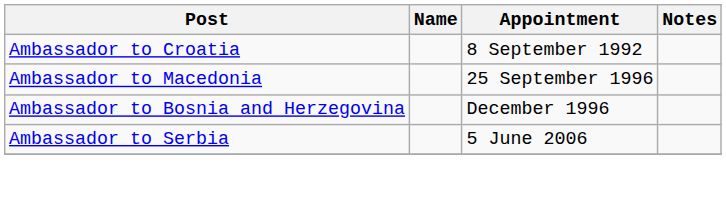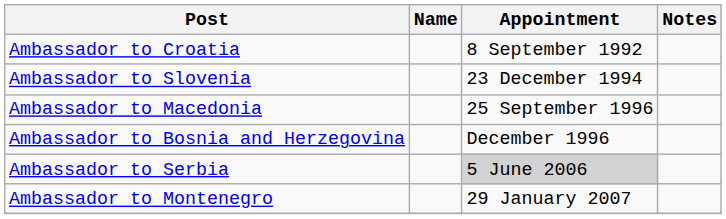+ row: (130, 79)
(527, 139) no background -> (527, 169) lightgrey background
+ row: (141, 199)
